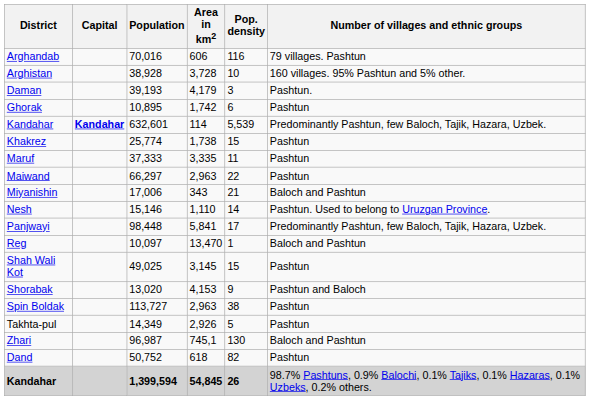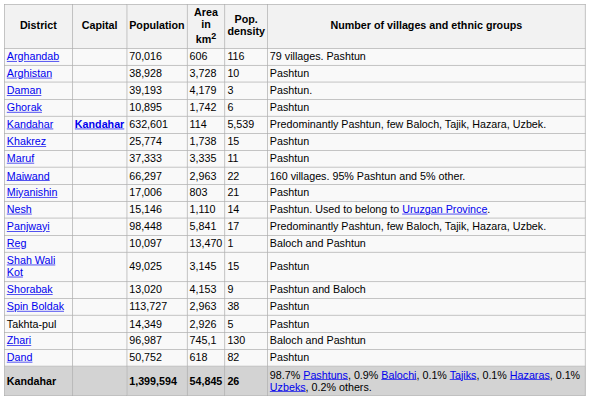(368, 74) 160 villages. 95% Pashtun and 5% other. -> (290, 74) Pashtun
(290, 176) Pashtun -> (368, 176) 160 villages. 95% Pashtun and 5% other.
(198, 193) 343 -> (198, 193) 803
(318, 193) Baloch and Pashtun -> (290, 193) Pashtun
